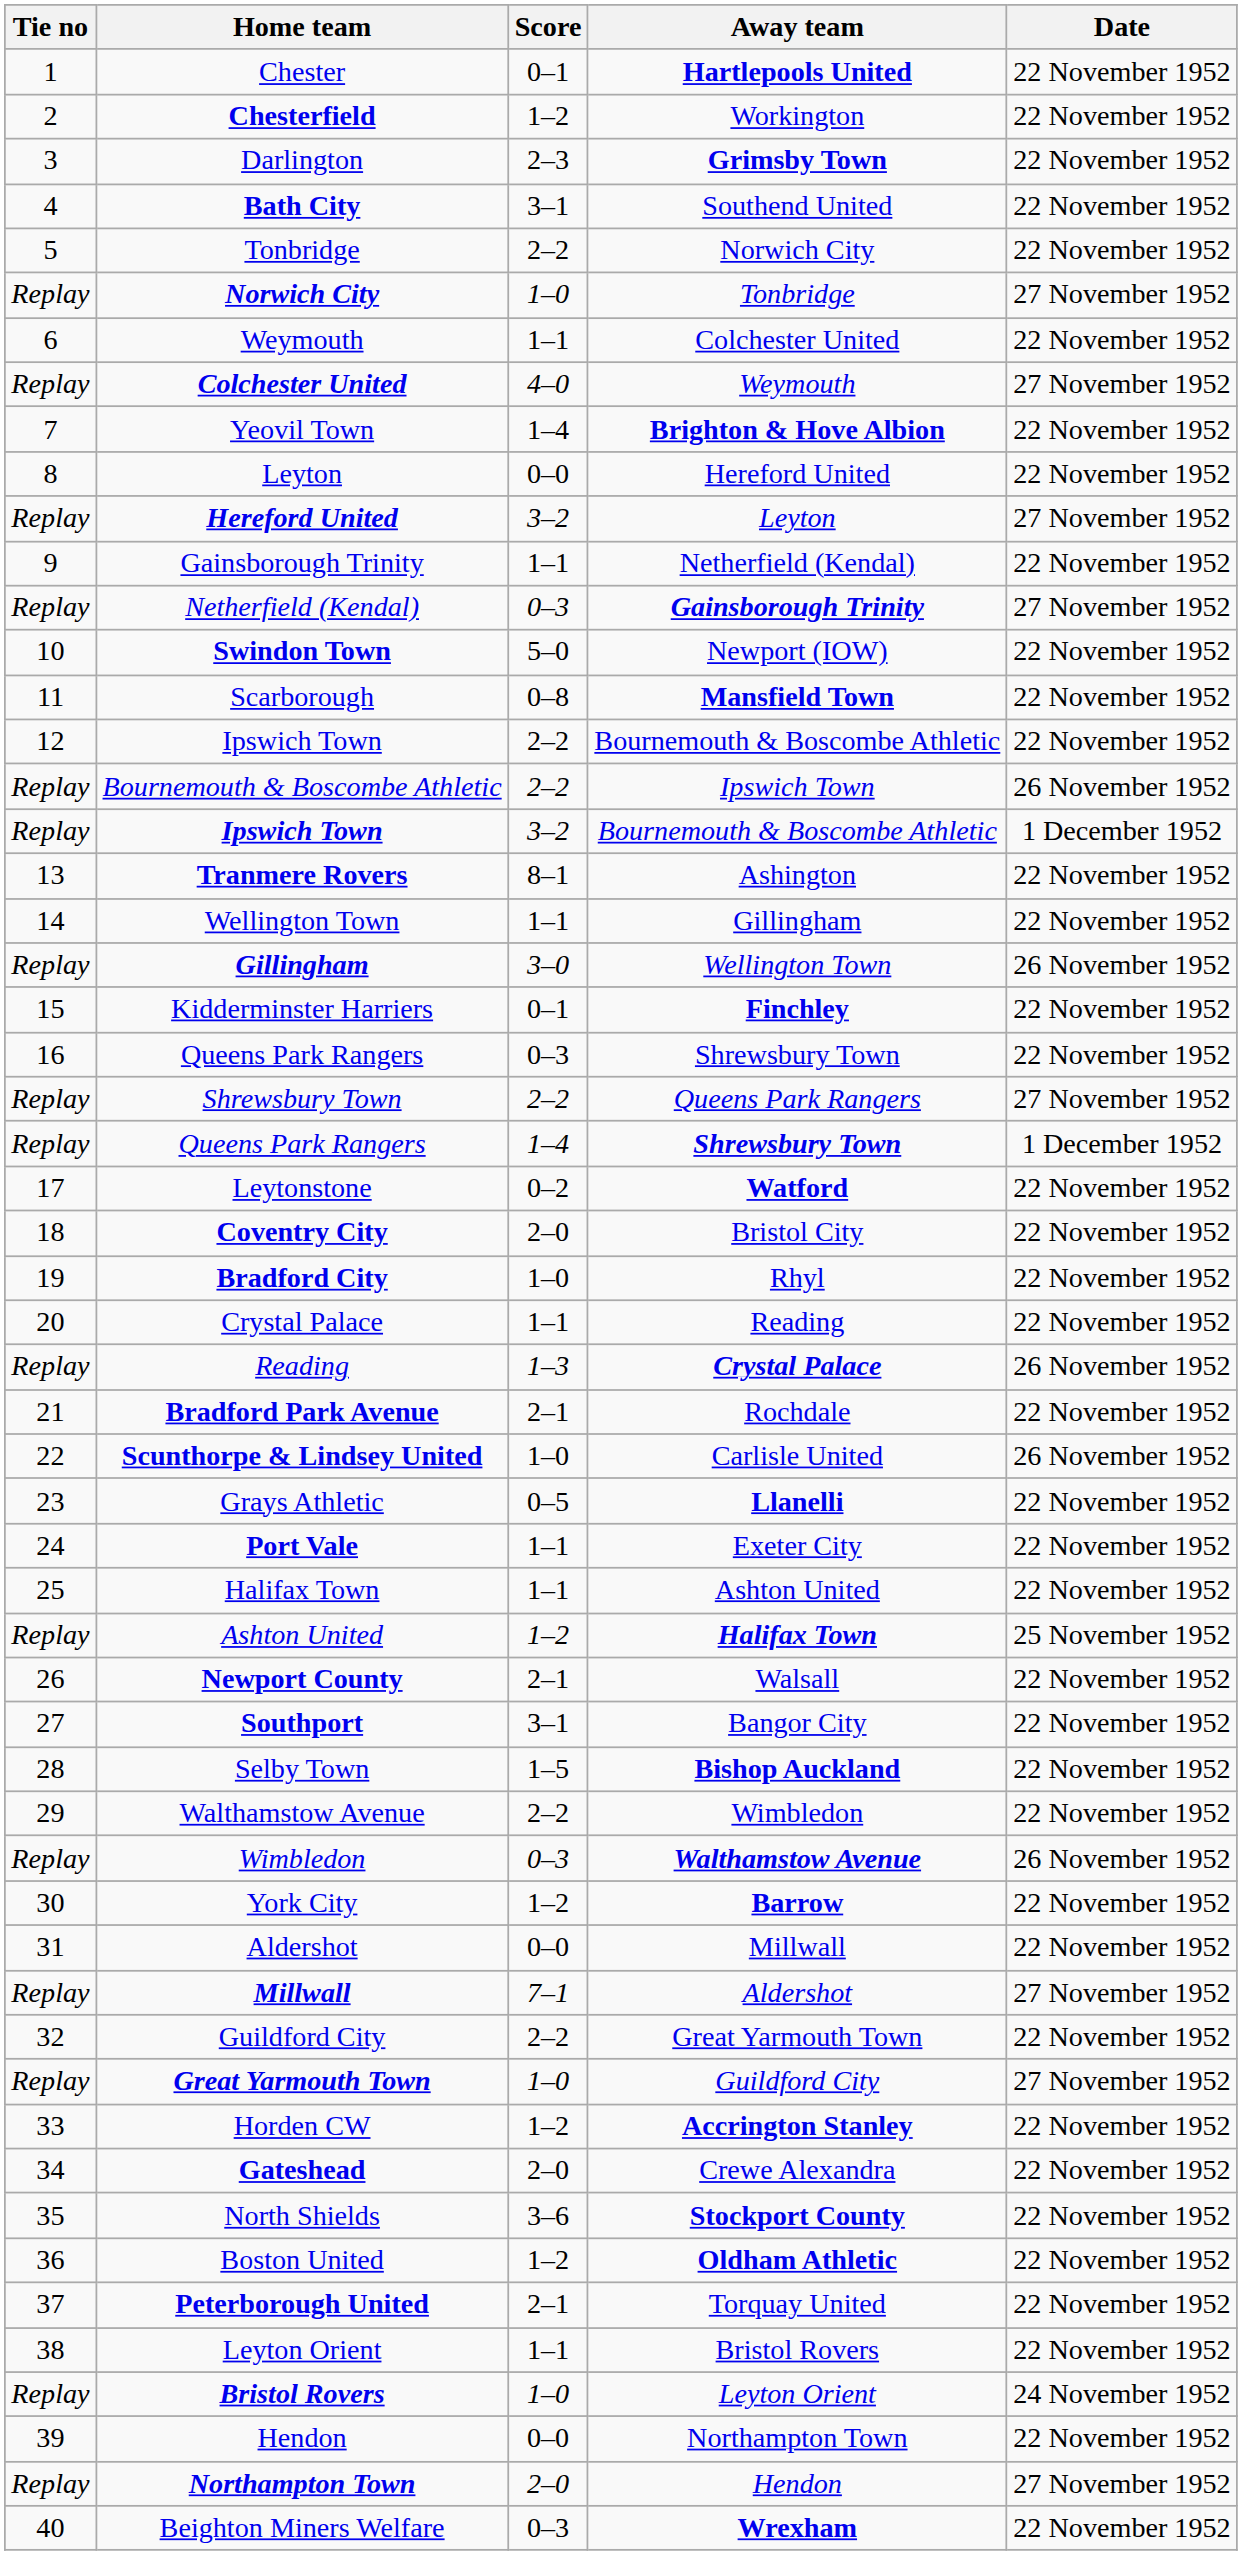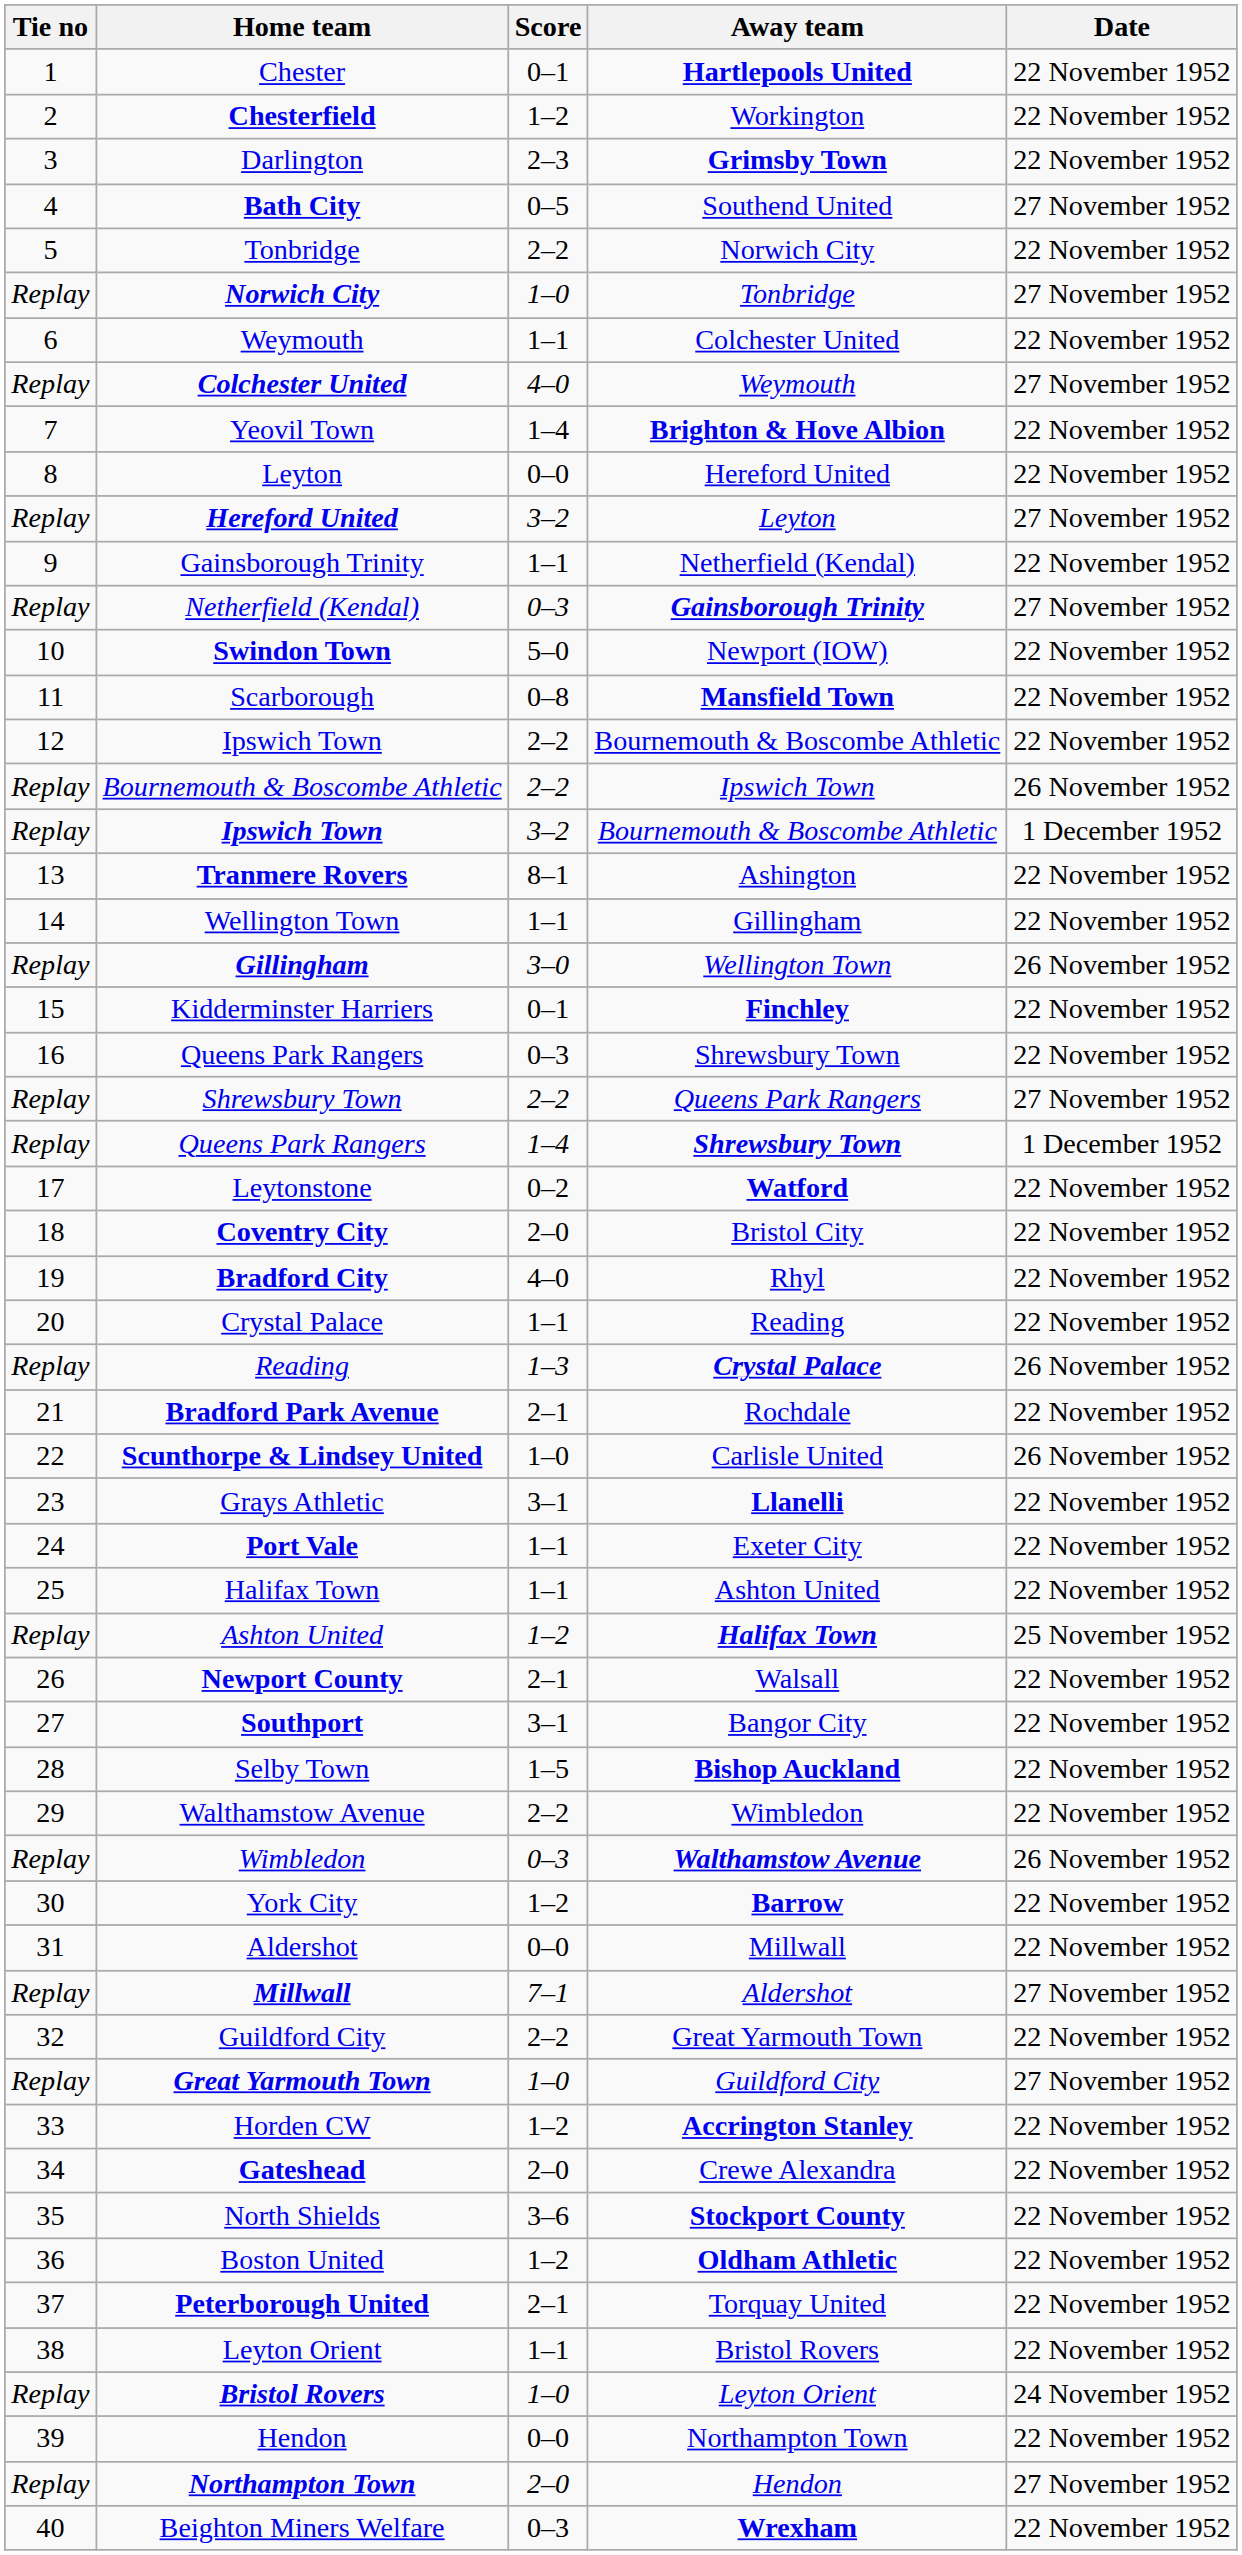(548, 205) 3–1 -> (548, 205) 0–5
(1122, 205) 22 November 1952 -> (1122, 205) 27 November 1952
(548, 1277) 1–0 -> (548, 1277) 4–0
(548, 1500) 0–5 -> (548, 1500) 3–1
